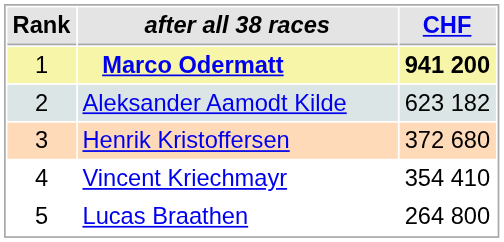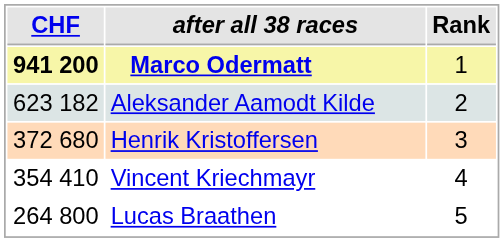columns swapped: (42, 26) <-> (447, 26)
